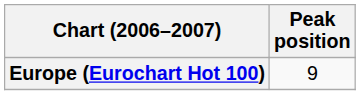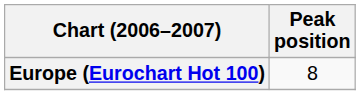(312, 73) 9 -> (312, 73) 8
